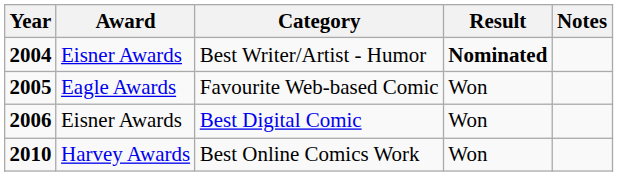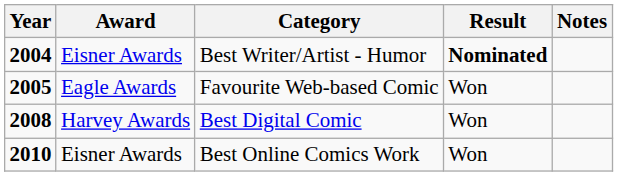(30, 120) 2006 -> (30, 120) 2008
(122, 120) Eisner Awards -> (126, 120) Harvey Awards
(126, 154) Harvey Awards -> (122, 154) Eisner Awards
